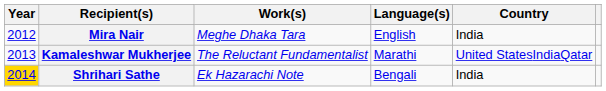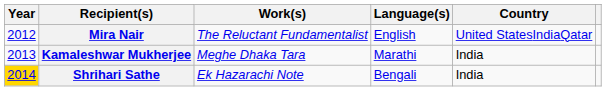(251, 34) Meghe Dhaka Tara -> (282, 34) The Reluctant Fundamentalist
(470, 34) India -> (524, 34) United StatesIndiaQatar
(282, 55) The Reluctant Fundamentalist -> (251, 55) Meghe Dhaka Tara
(524, 55) United StatesIndiaQatar -> (470, 55) India
